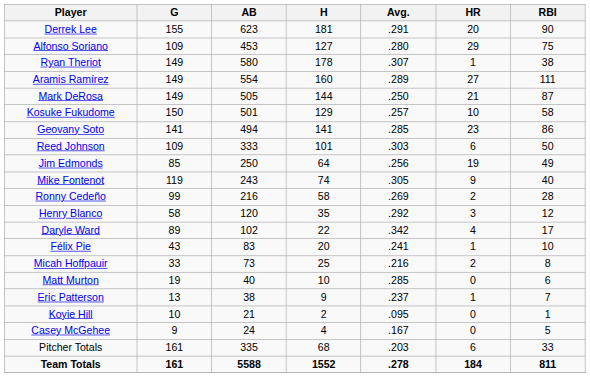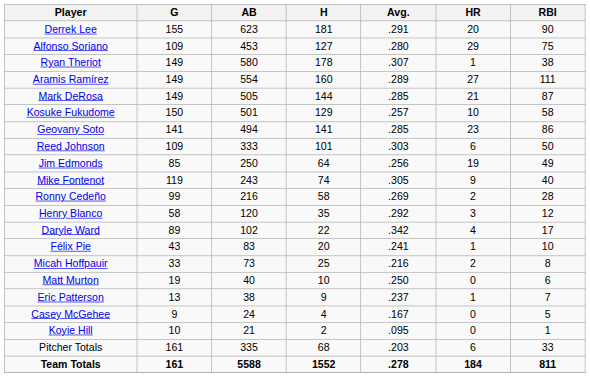(398, 96) .250 -> (398, 96) .285
(398, 280) .285 -> (398, 280) .250
rows swapped: (71, 331) <-> (71, 314)
